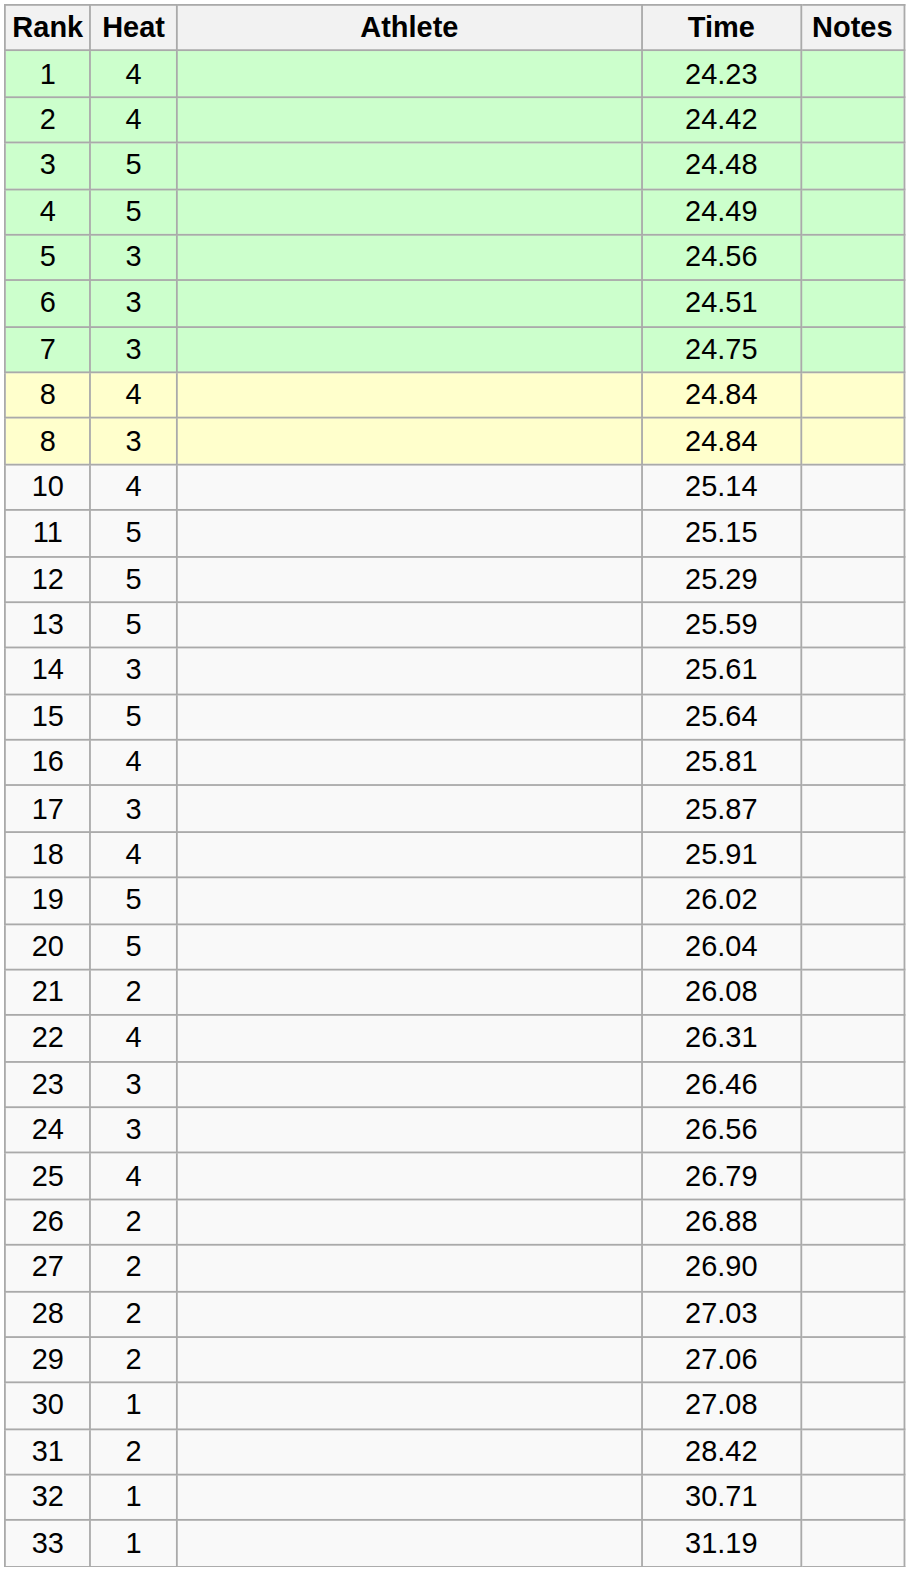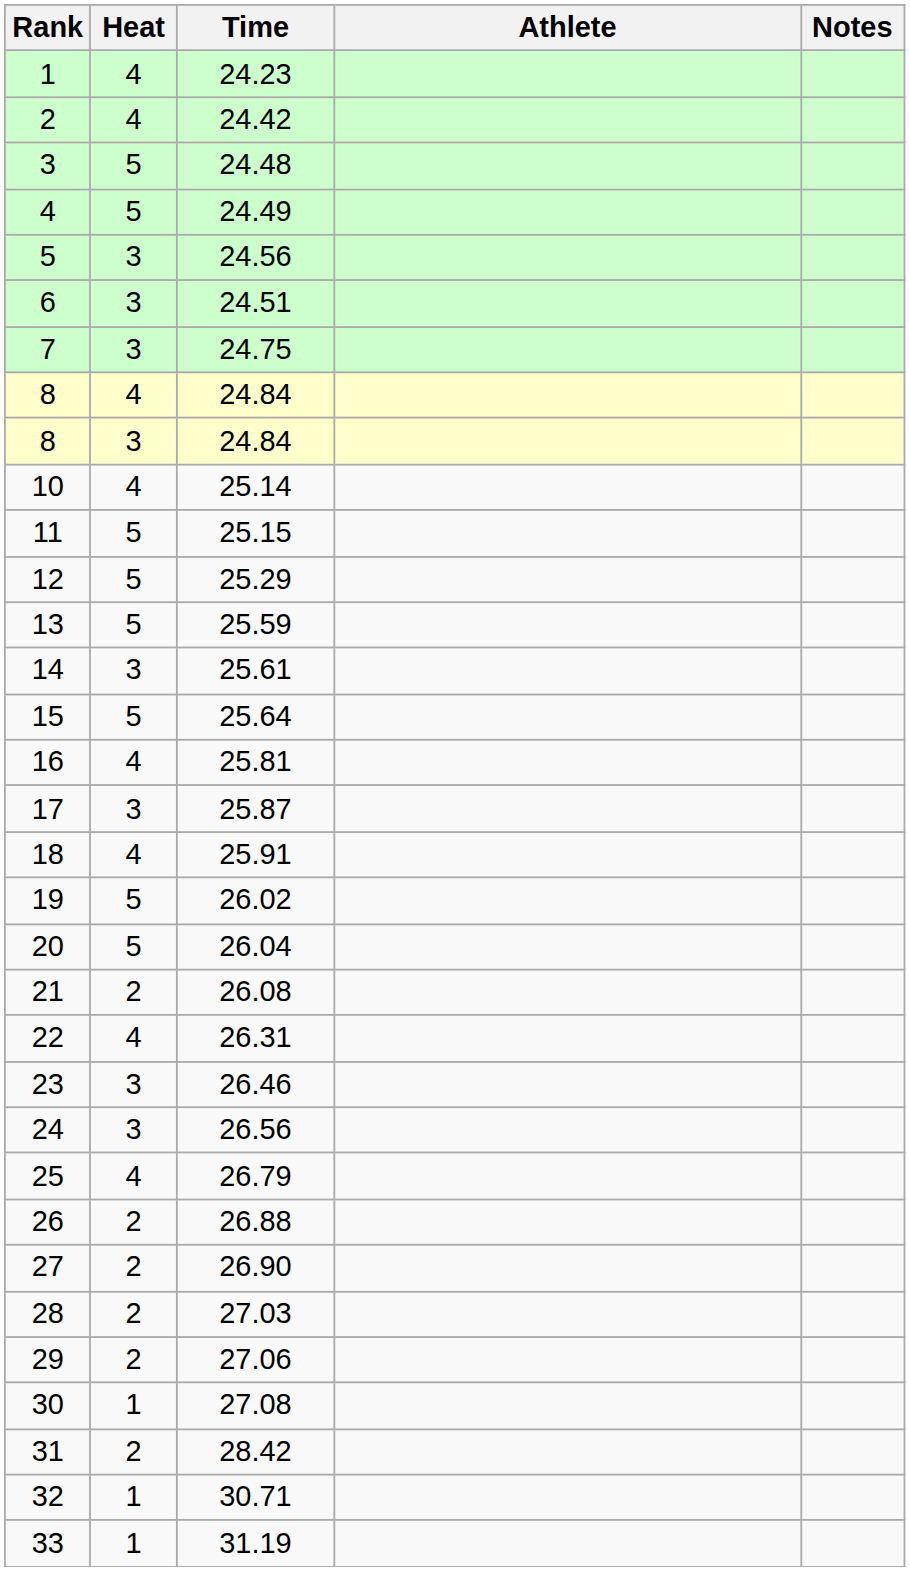columns swapped: (409, 27) <-> (721, 27)
